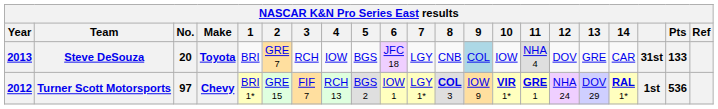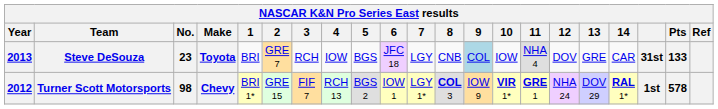(185, 57) 20 -> (185, 57) 23
(185, 88) 97 -> (185, 88) 98
(678, 88) 536 -> (678, 88) 578
